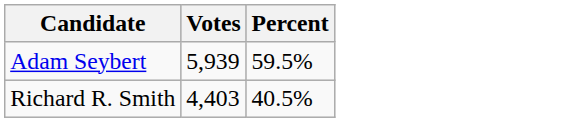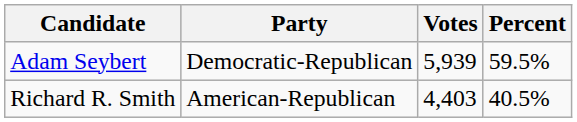+ column: (299, 23)
